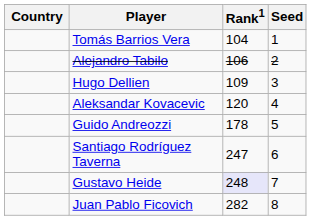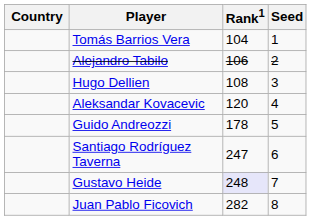(237, 82) 109 -> (237, 82) 108
